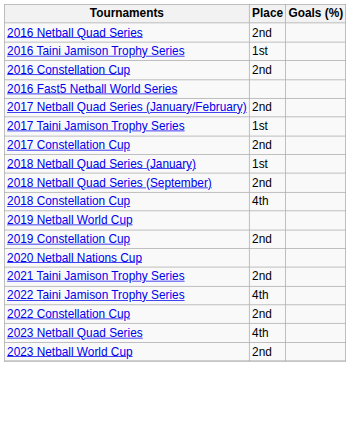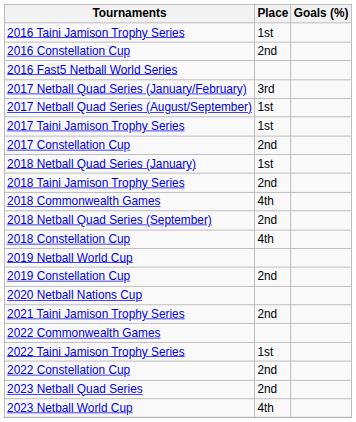- row: (75, 32)
(262, 107) 2nd -> (266, 88) 3rd
+ row: (130, 107)
+ row: (96, 182)
+ row: (84, 201)
+ row: (84, 333)
(260, 295) 4th -> (265, 351) 1st
(260, 333) 4th -> (267, 389) 2nd
(262, 351) 2nd -> (266, 408) 4th
